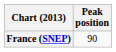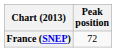(92, 39) 90 -> (92, 39) 72
